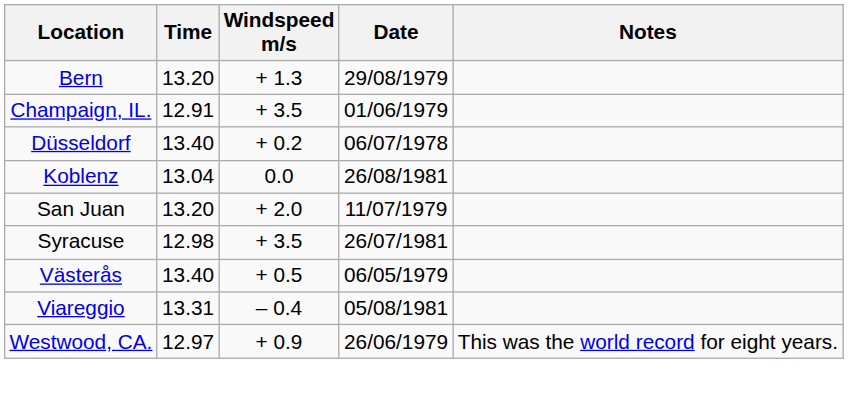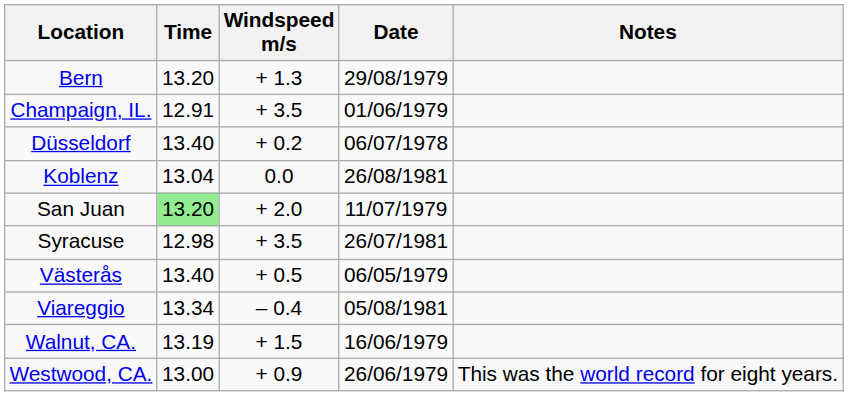(188, 209) no background -> (188, 209) lightgreen background
(188, 308) 13.31 -> (188, 308) 13.34
+ row: (81, 341)
(188, 341) 12.97 -> (188, 374) 13.00
